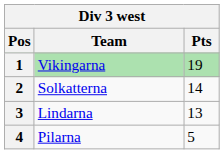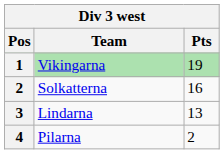(195, 88) 14 -> (195, 88) 16
(191, 137) 5 -> (191, 137) 2
